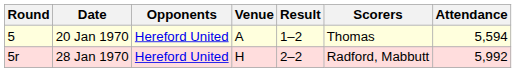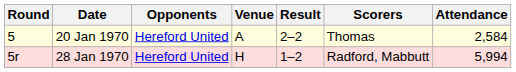(291, 36) 1–2 -> (291, 36) 2–2
(491, 36) 5,594 -> (491, 36) 2,584
(291, 57) 2–2 -> (291, 57) 1–2
(491, 57) 5,992 -> (491, 57) 5,994
